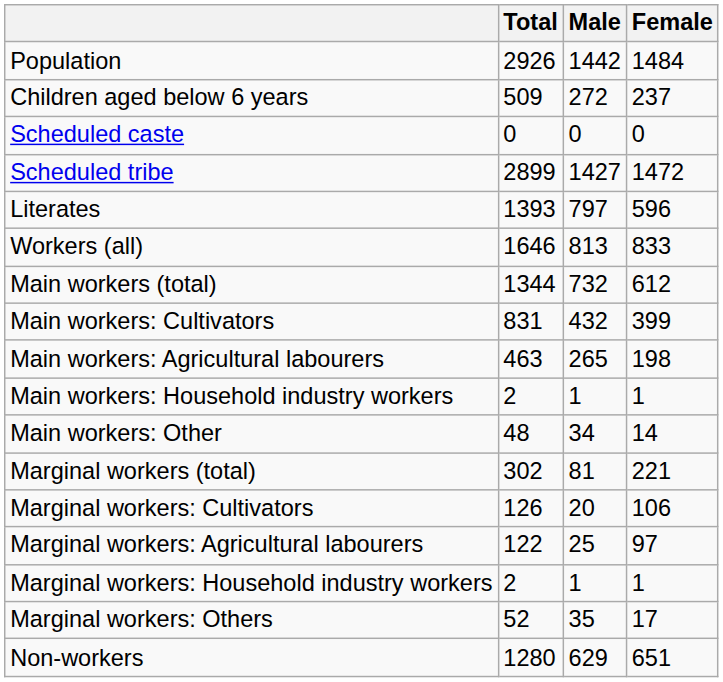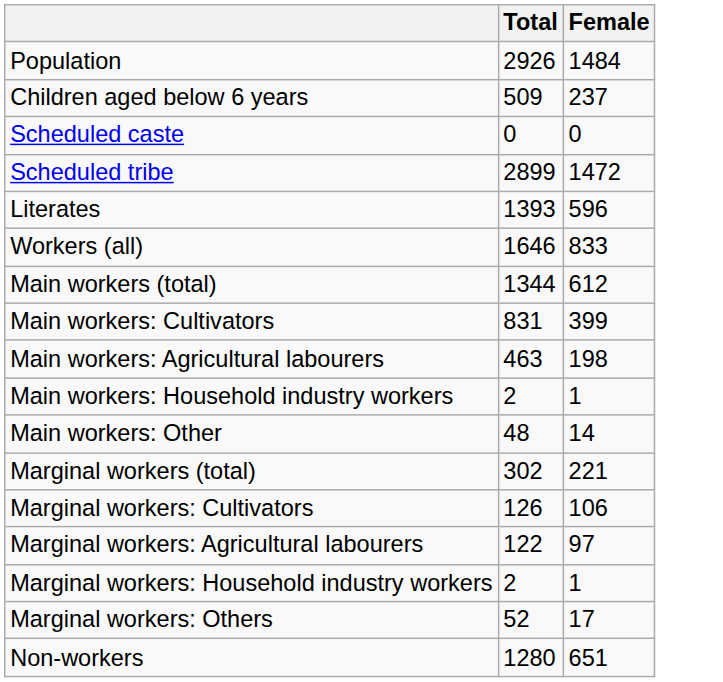- column: (595, 23)
